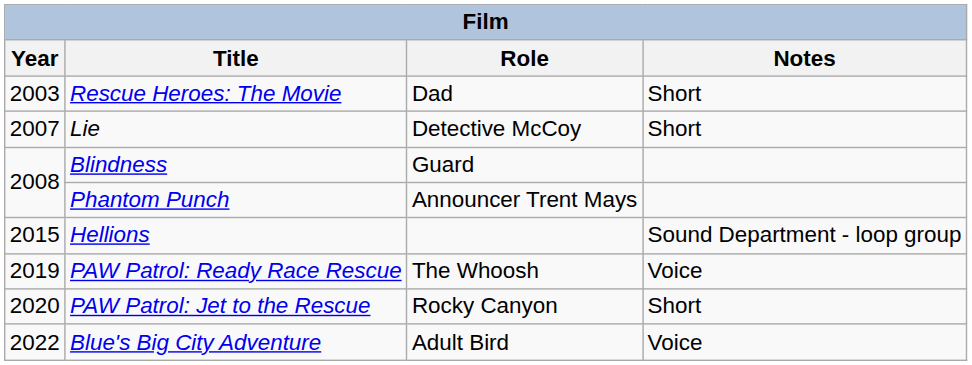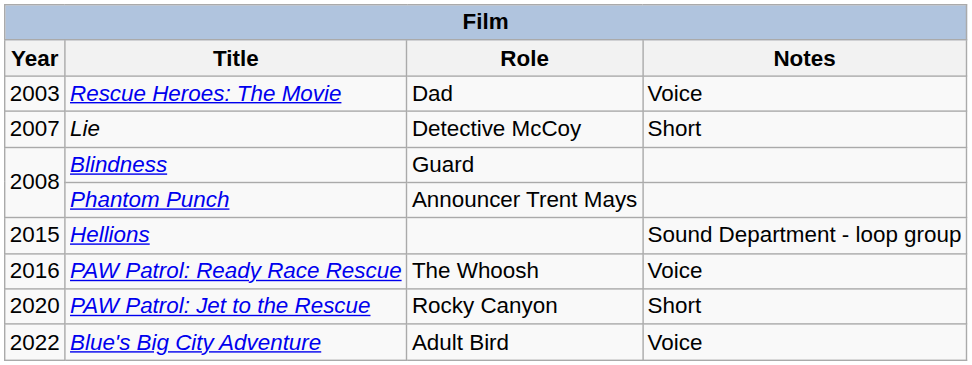(674, 93) Short -> (675, 93) Voice
(35, 270) 2019 -> (35, 270) 2016
